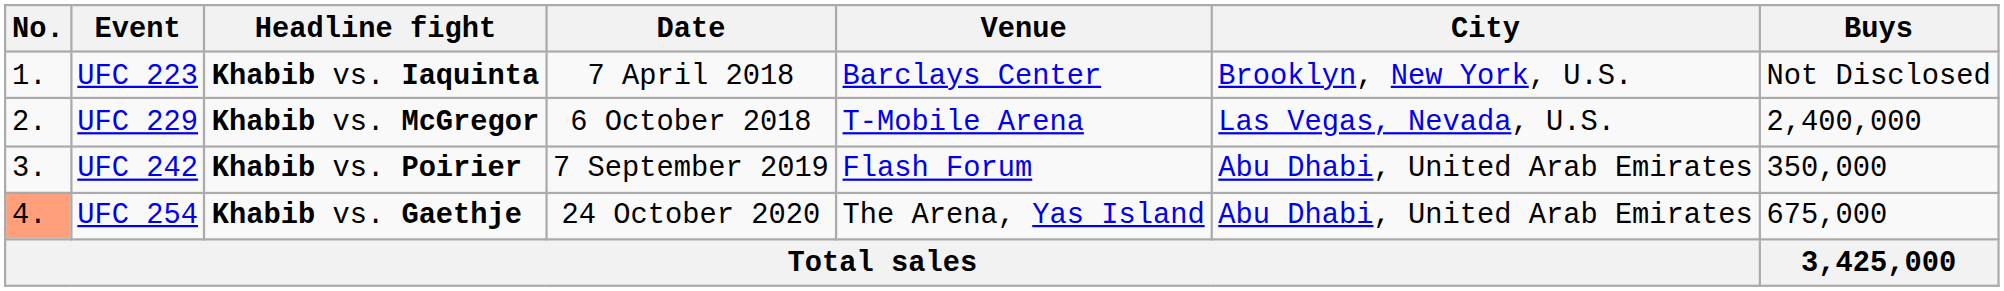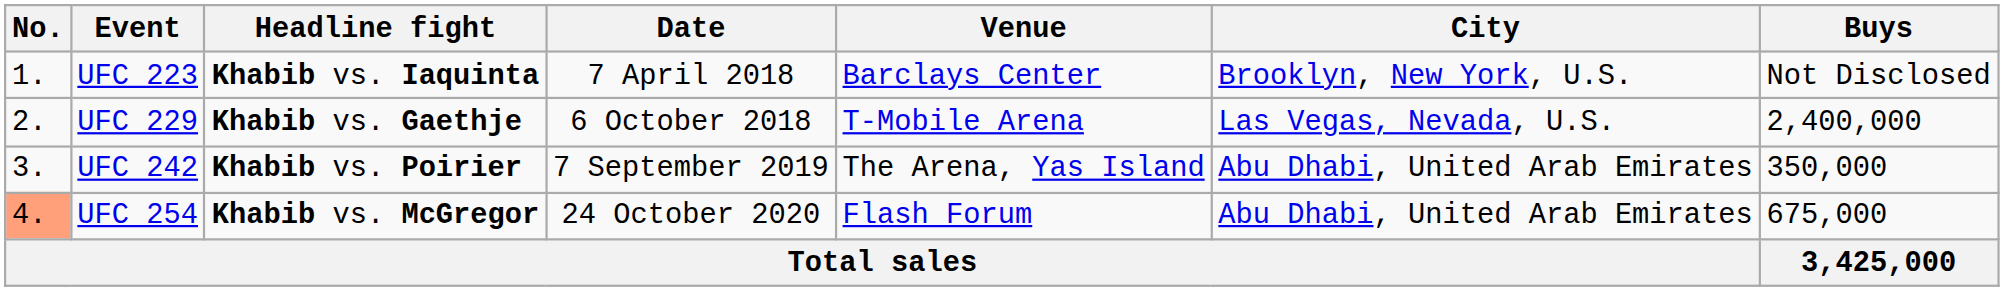(376, 122) Khabib vs. McGregor -> (367, 122) Khabib vs. Gaethje
(937, 169) Flash Forum -> (1024, 169) The Arena, Yas Island
(367, 216) Khabib vs. Gaethje -> (376, 216) Khabib vs. McGregor
(1024, 216) The Arena, Yas Island -> (937, 216) Flash Forum
